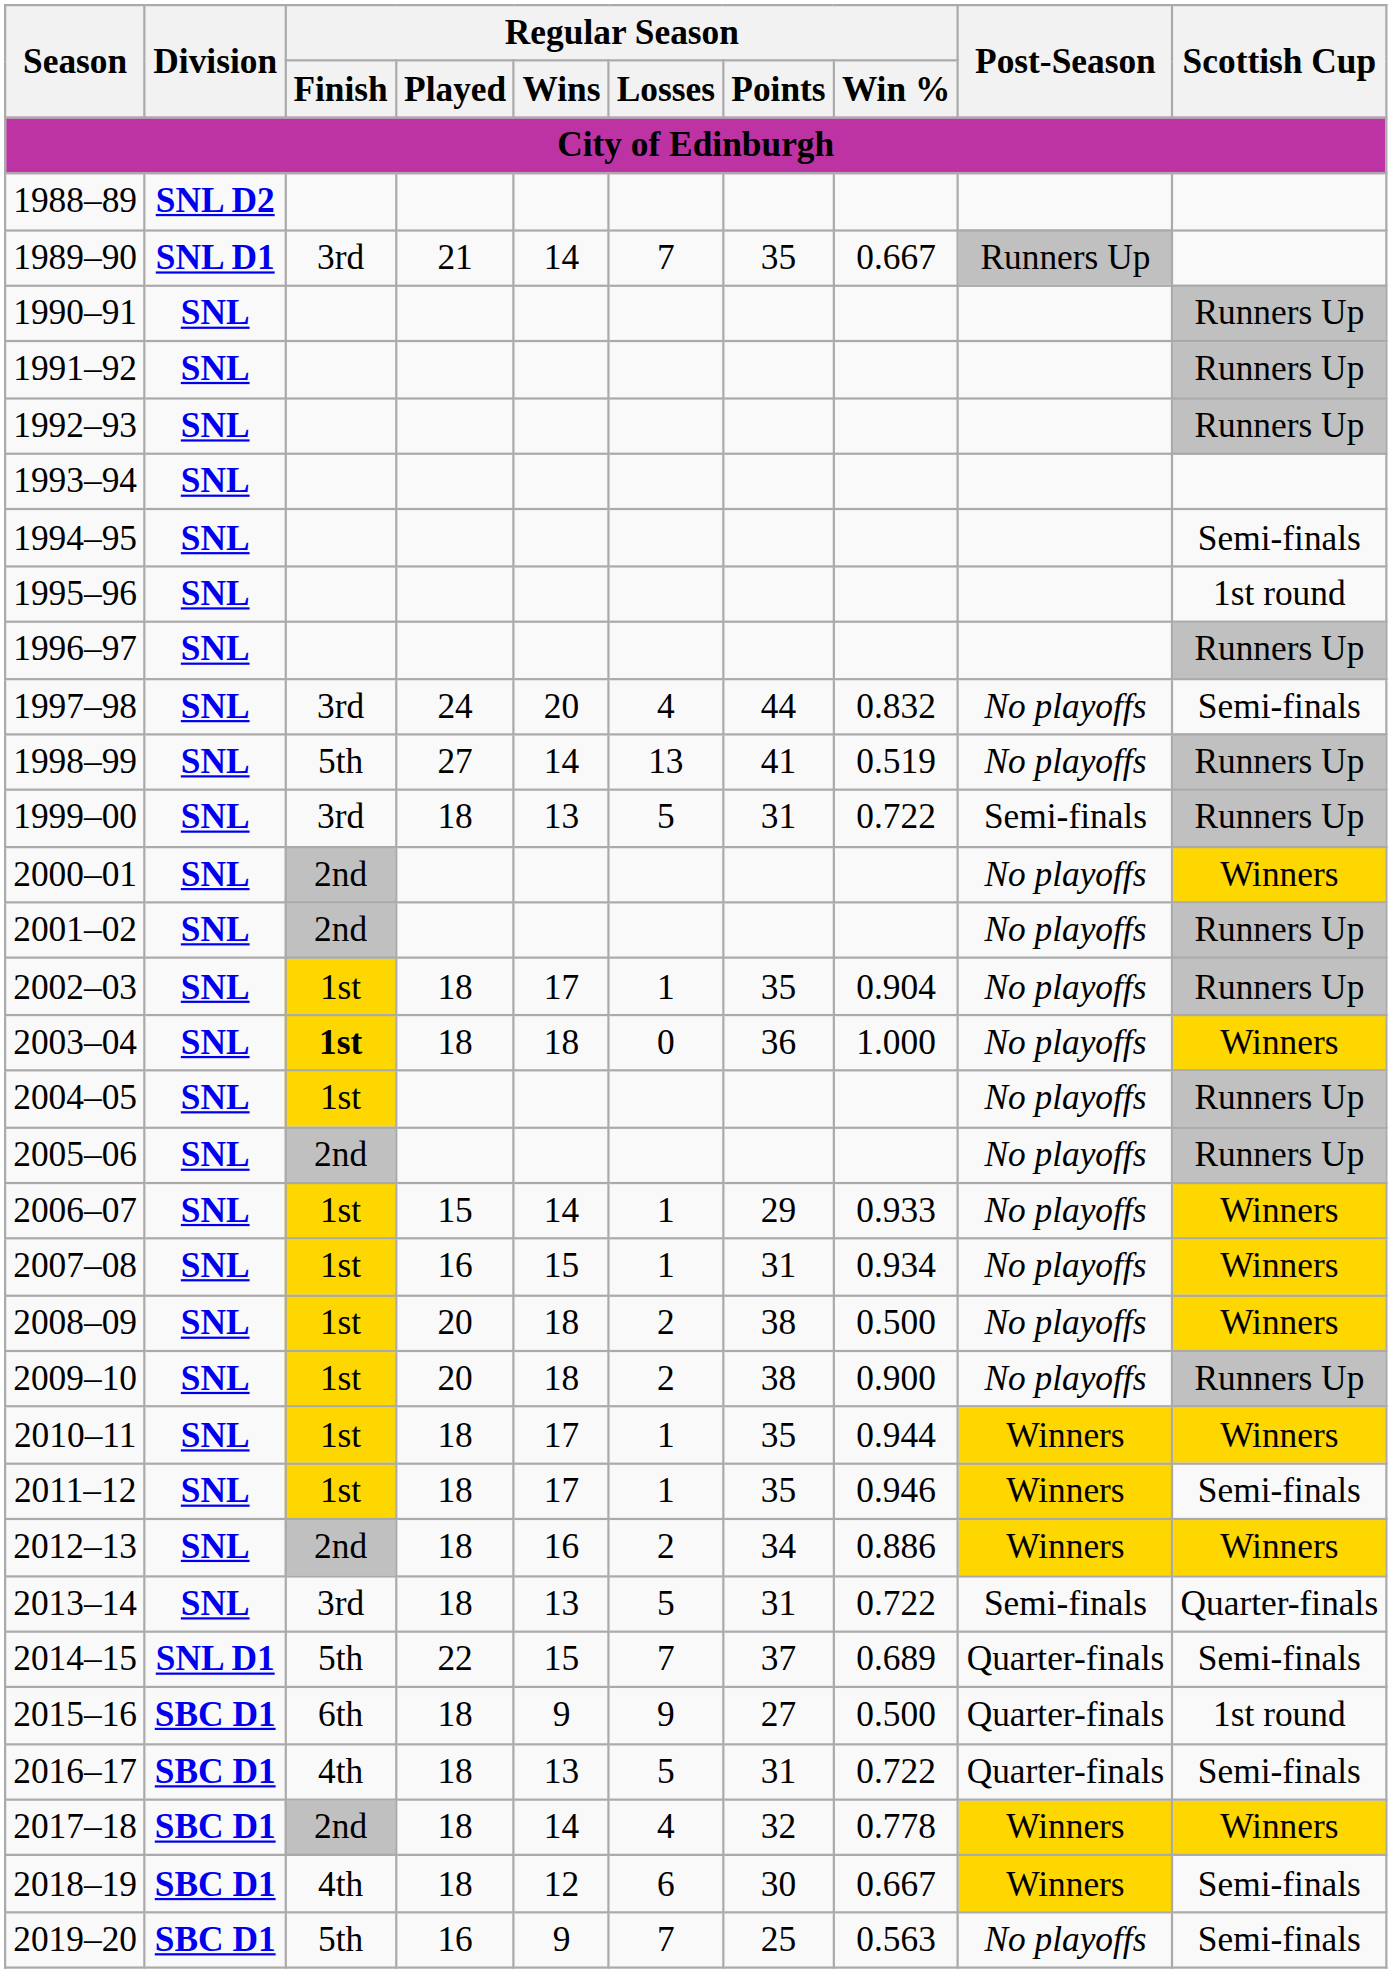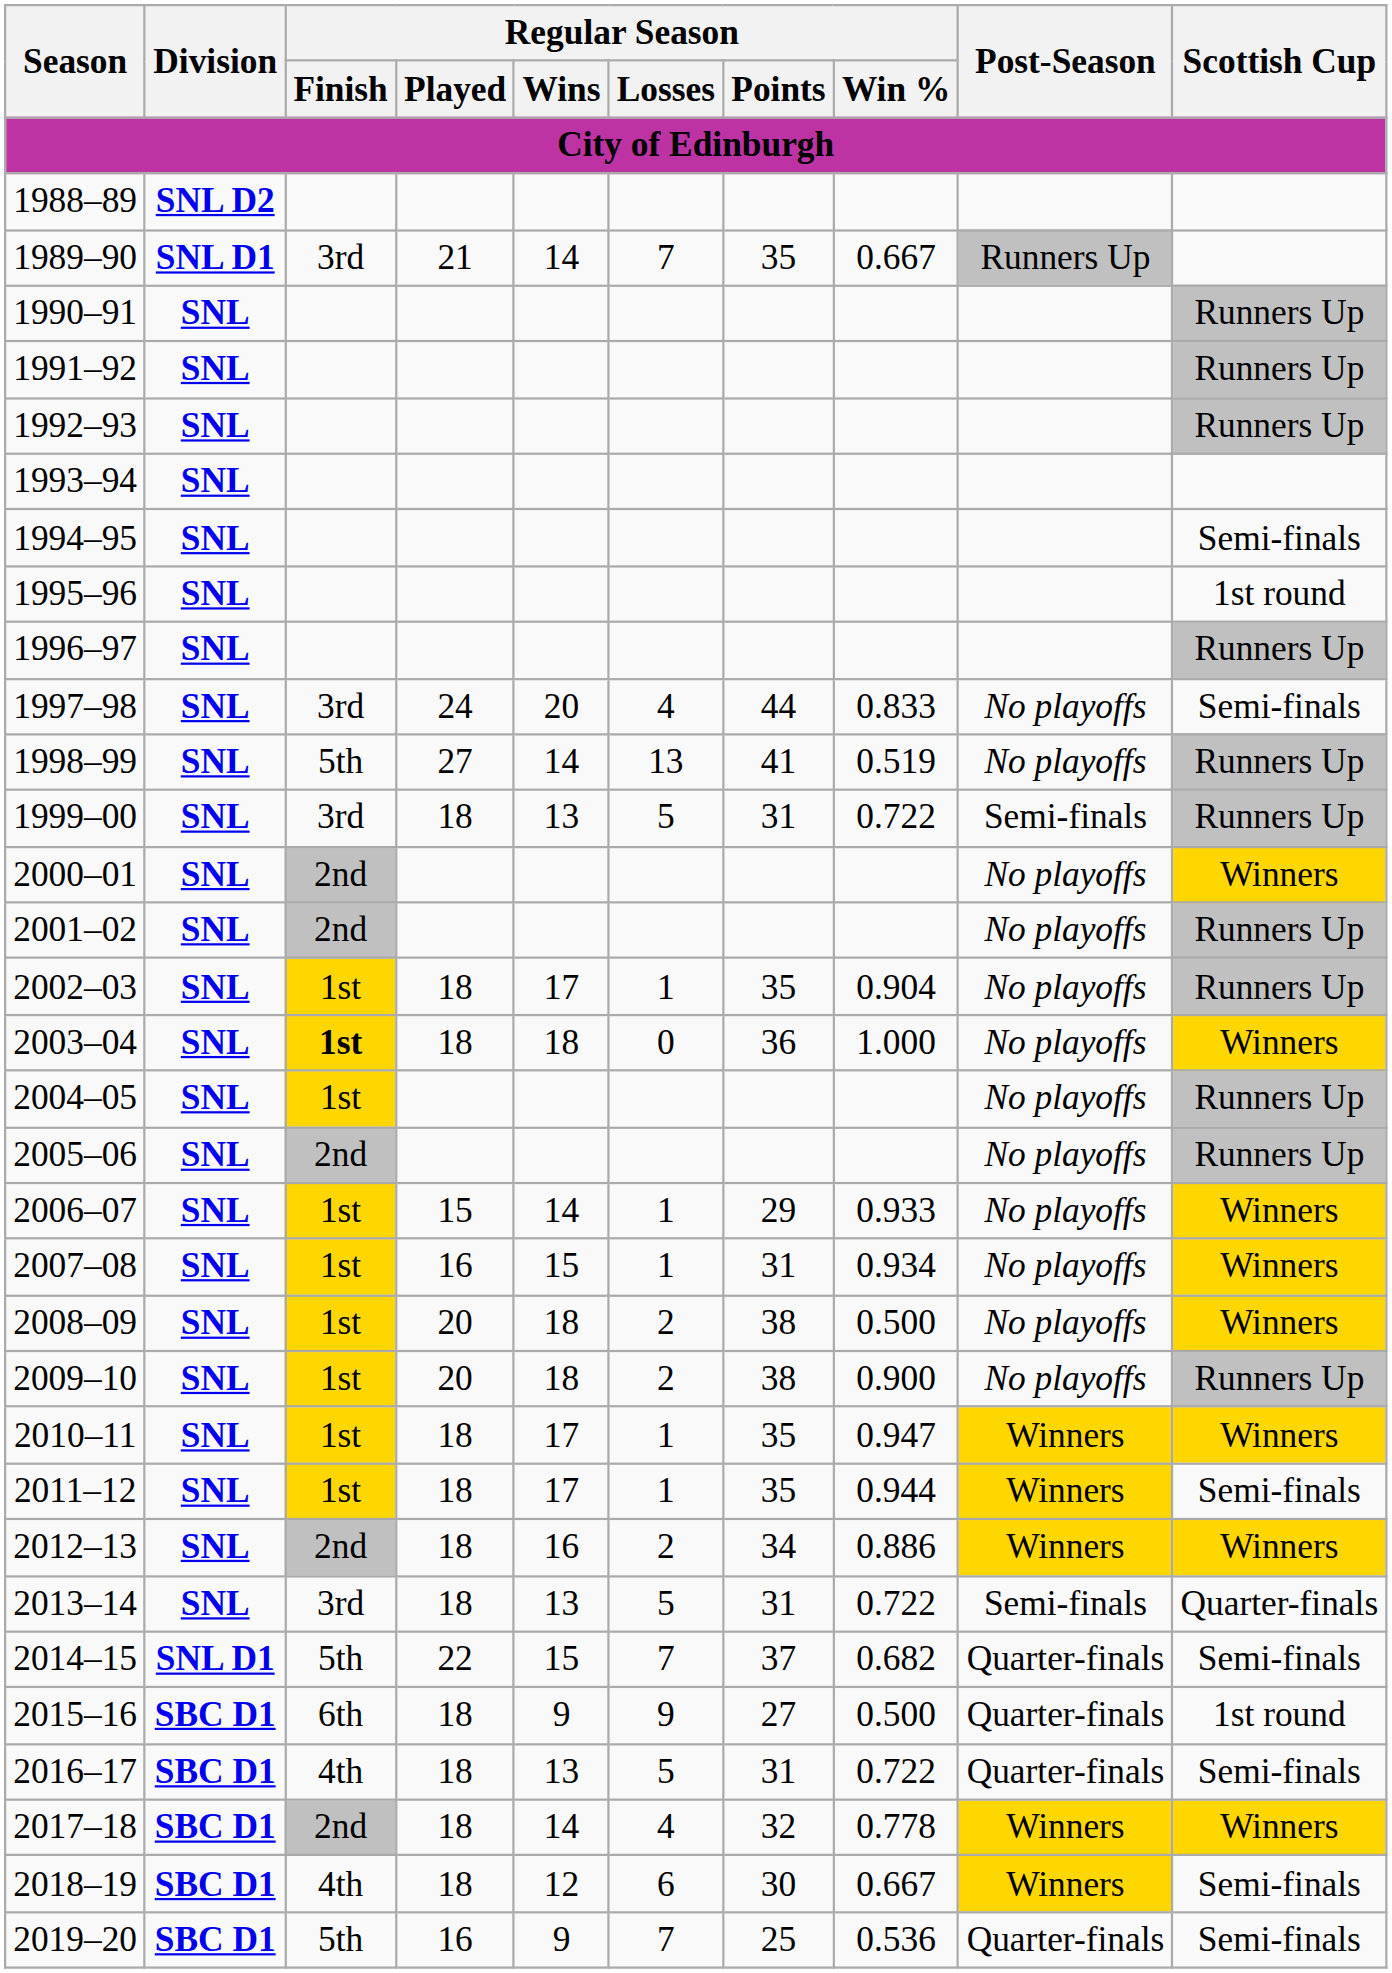(896, 705) 0.832 -> (896, 705) 0.833
(896, 1434) 0.944 -> (896, 1434) 0.947
(896, 1490) 0.946 -> (896, 1490) 0.944
(896, 1658) 0.689 -> (896, 1658) 0.682
(896, 1939) 0.563 -> (896, 1939) 0.536
(1065, 1939) No playoffs -> (1065, 1939) Quarter-finals
